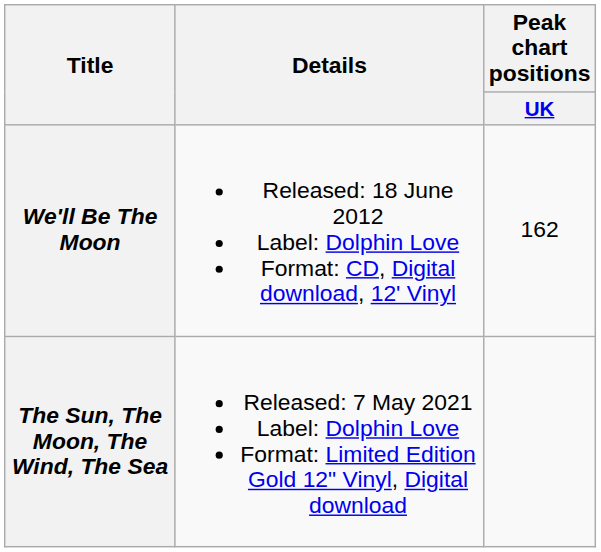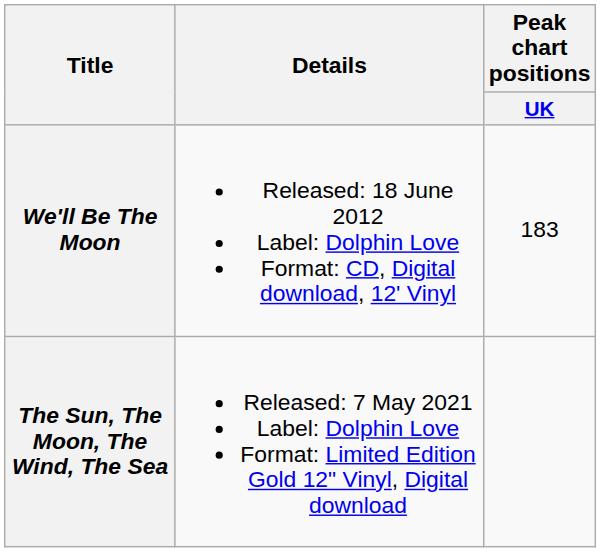(540, 230) 162 -> (540, 230) 183
